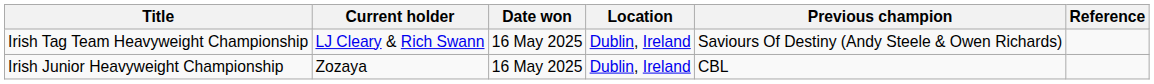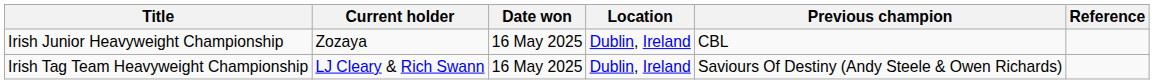rows swapped: (146, 66) <-> (158, 41)
